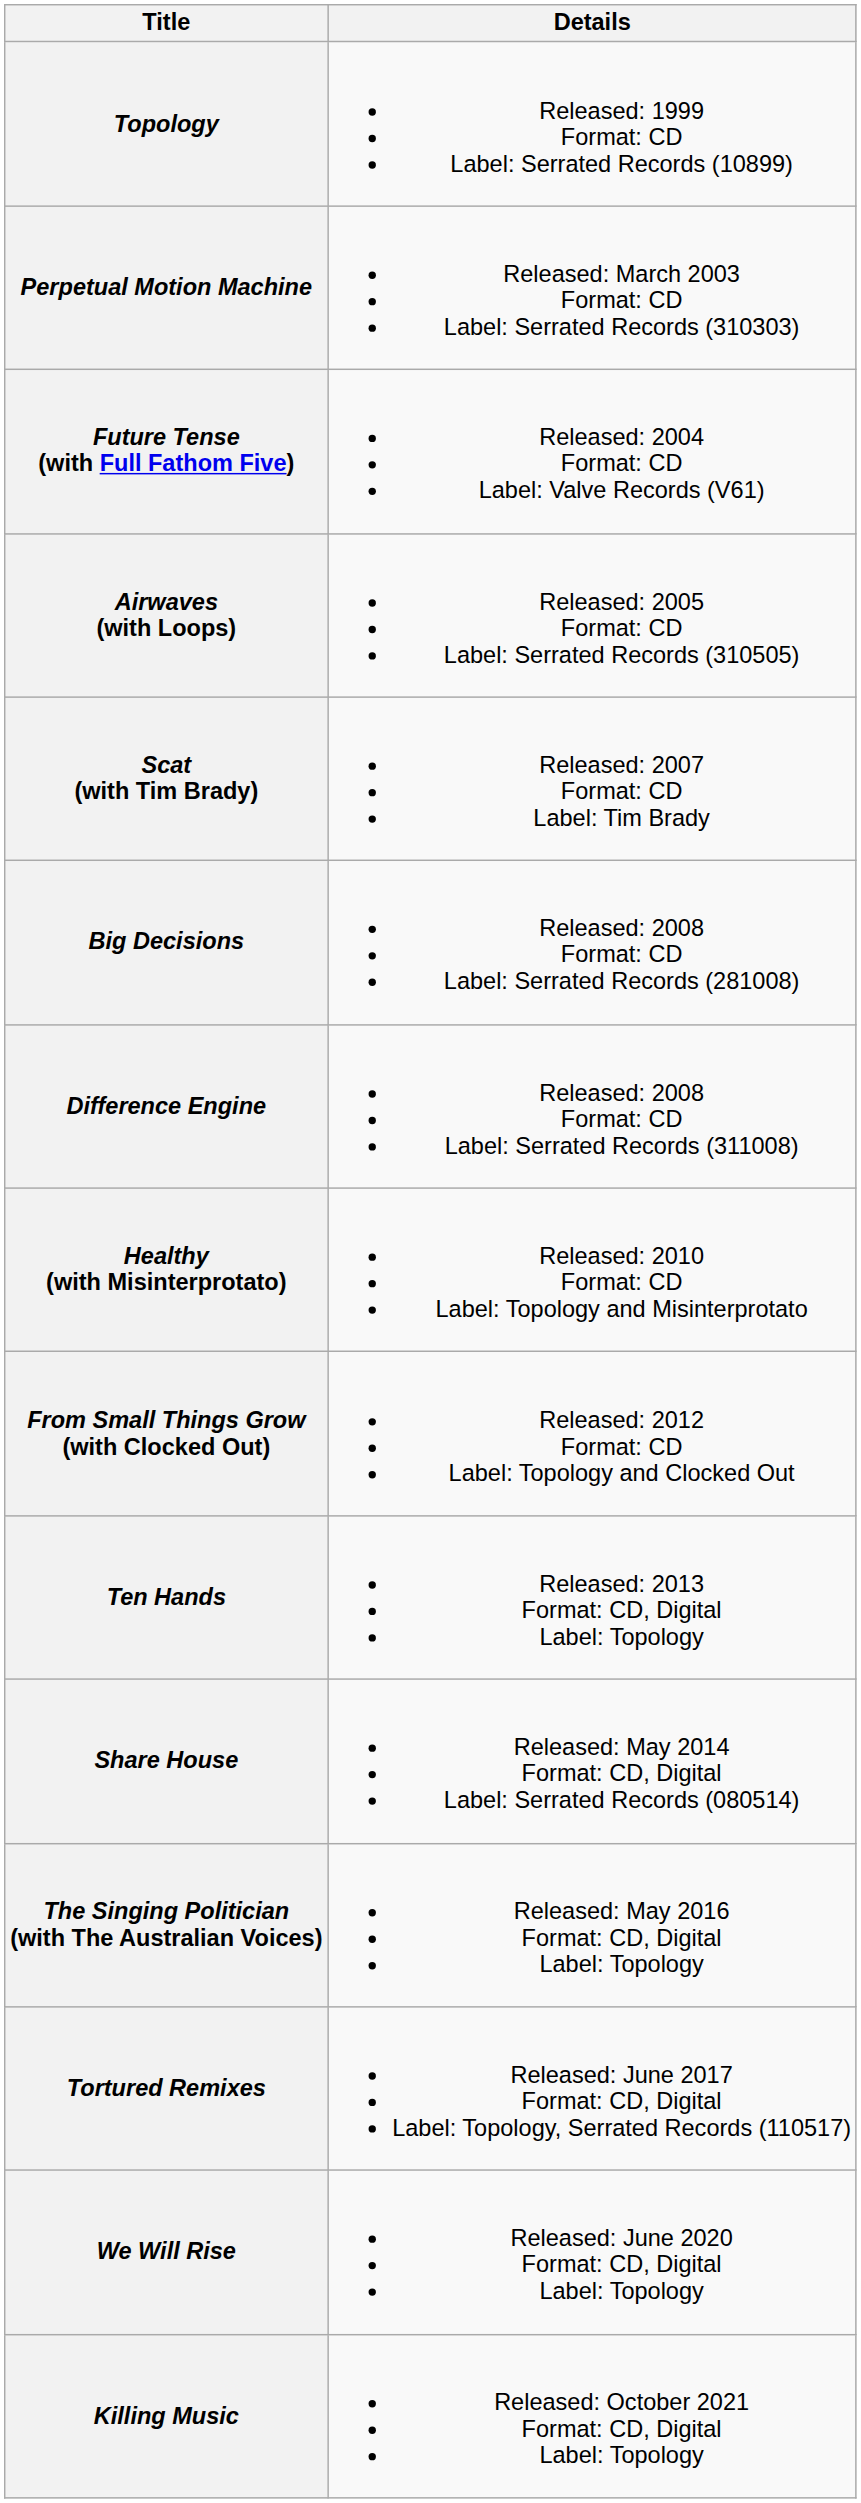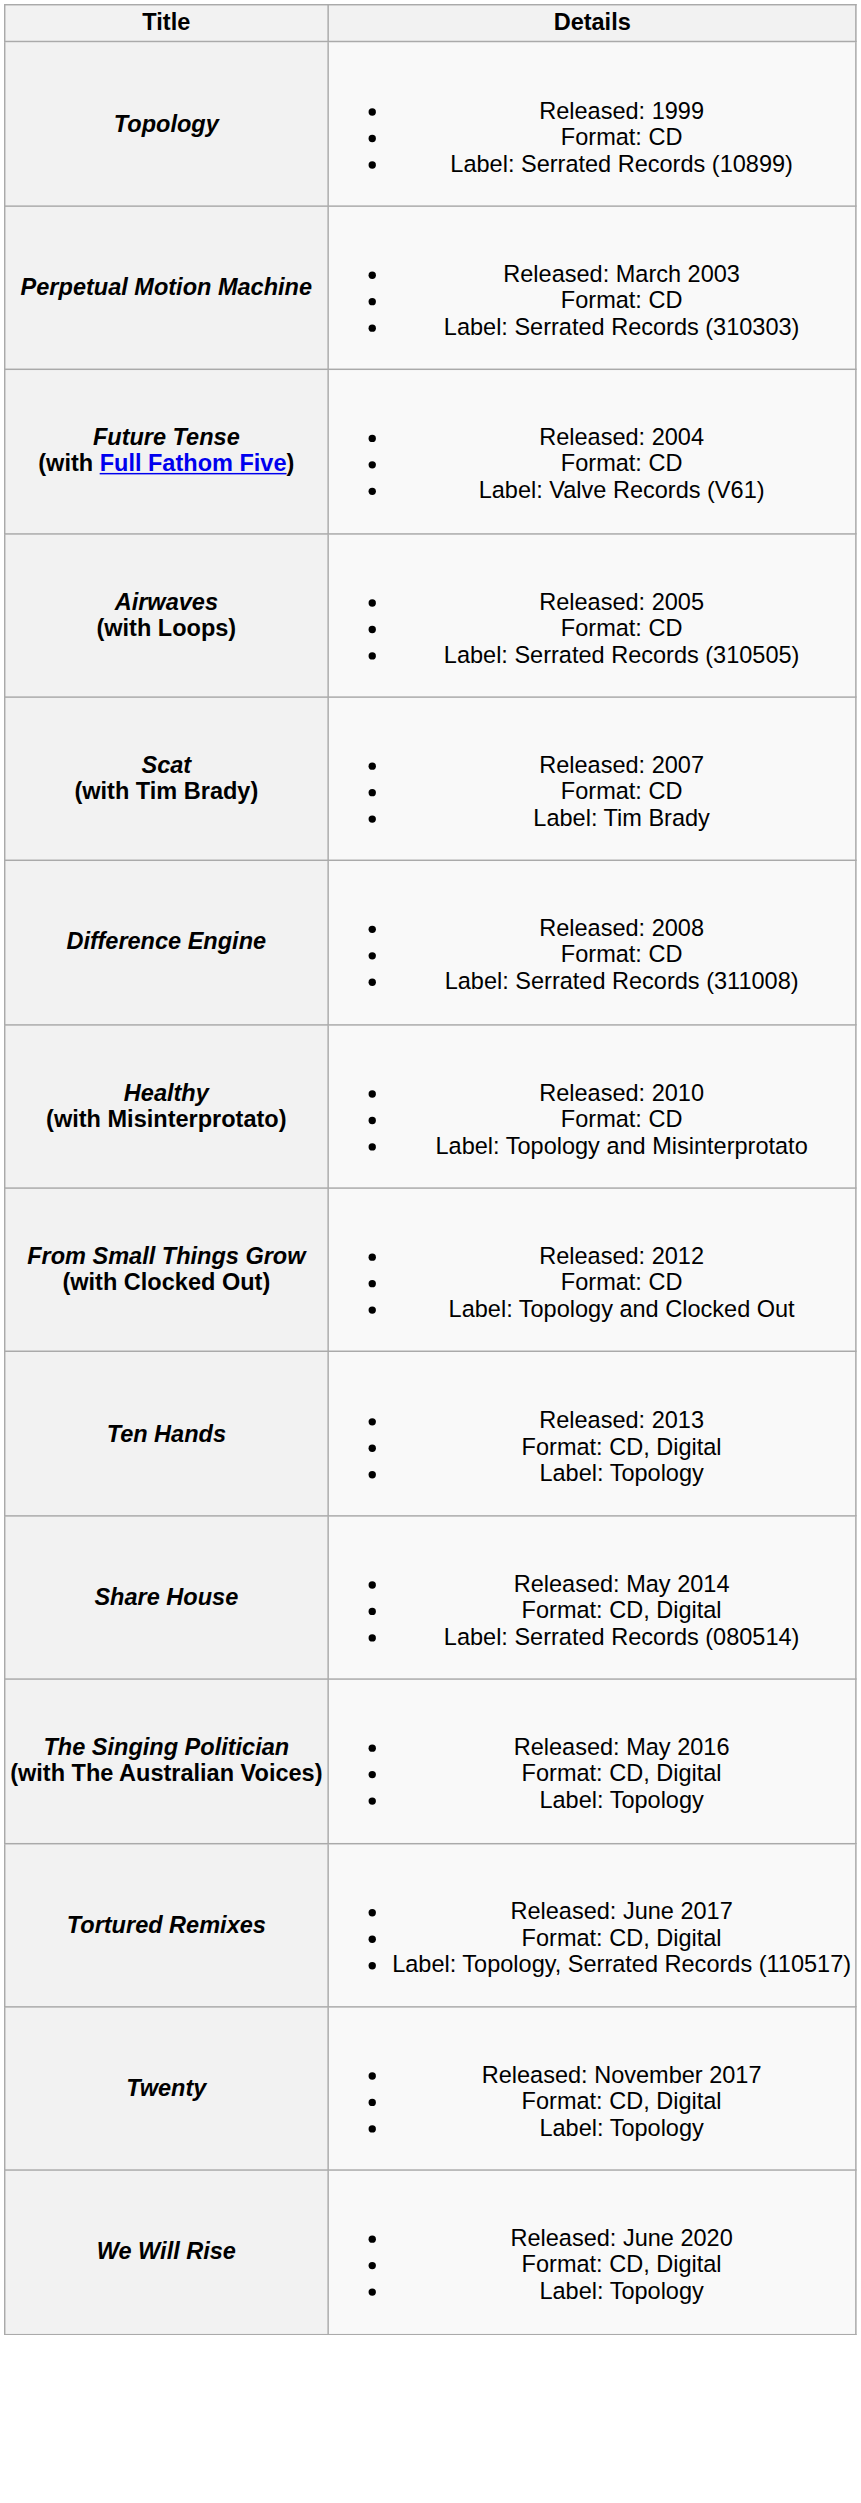- row: (166, 942)
+ row: (166, 2088)
- row: (166, 2415)
